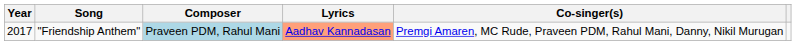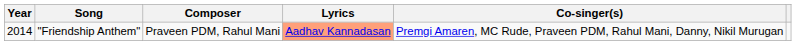(20, 31) 2017 -> (20, 31) 2014
(213, 31) lightblue background -> (213, 31) no background
